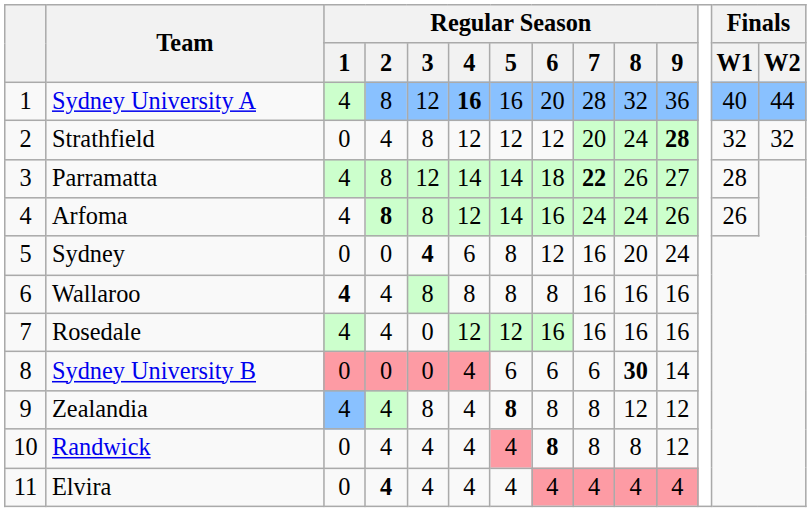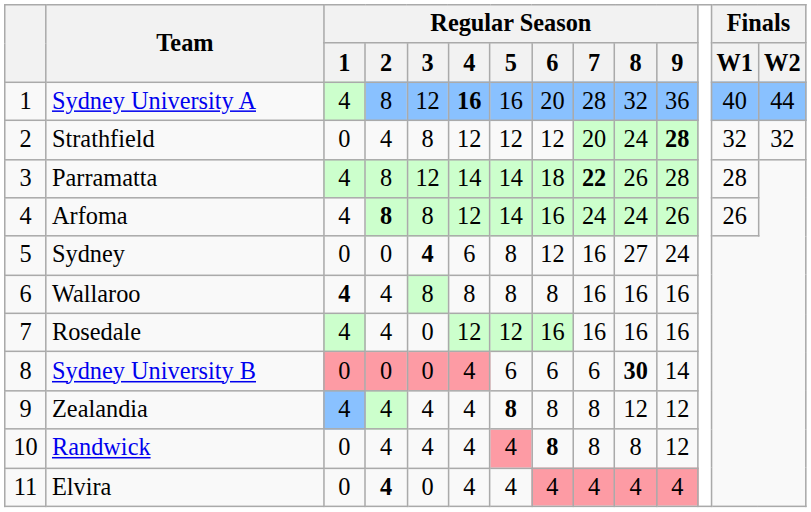(677, 178) 27 -> (677, 178) 28
(636, 255) 20 -> (636, 255) 27
(428, 409) 8 -> (428, 409) 4
(428, 486) 4 -> (428, 486) 0
